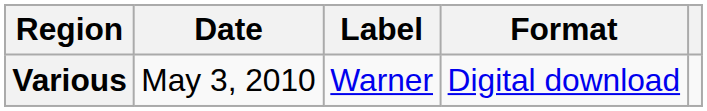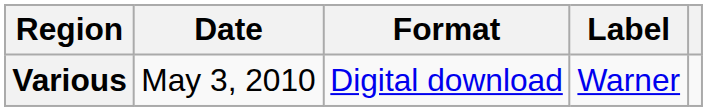columns swapped: (564, 29) <-> (382, 29)
